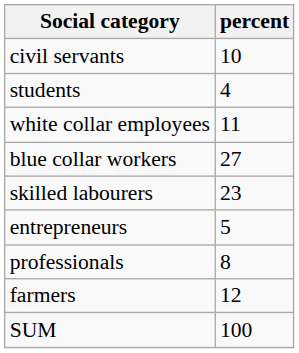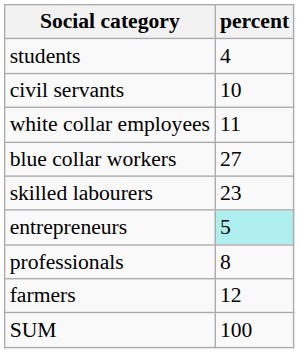rows swapped: (45, 90) <-> (67, 55)
(225, 227) no background -> (225, 227) paleturquoise background
